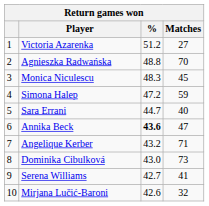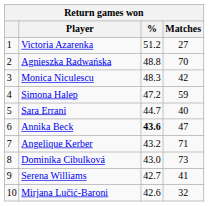(183, 78) 45 -> (183, 78) 42
